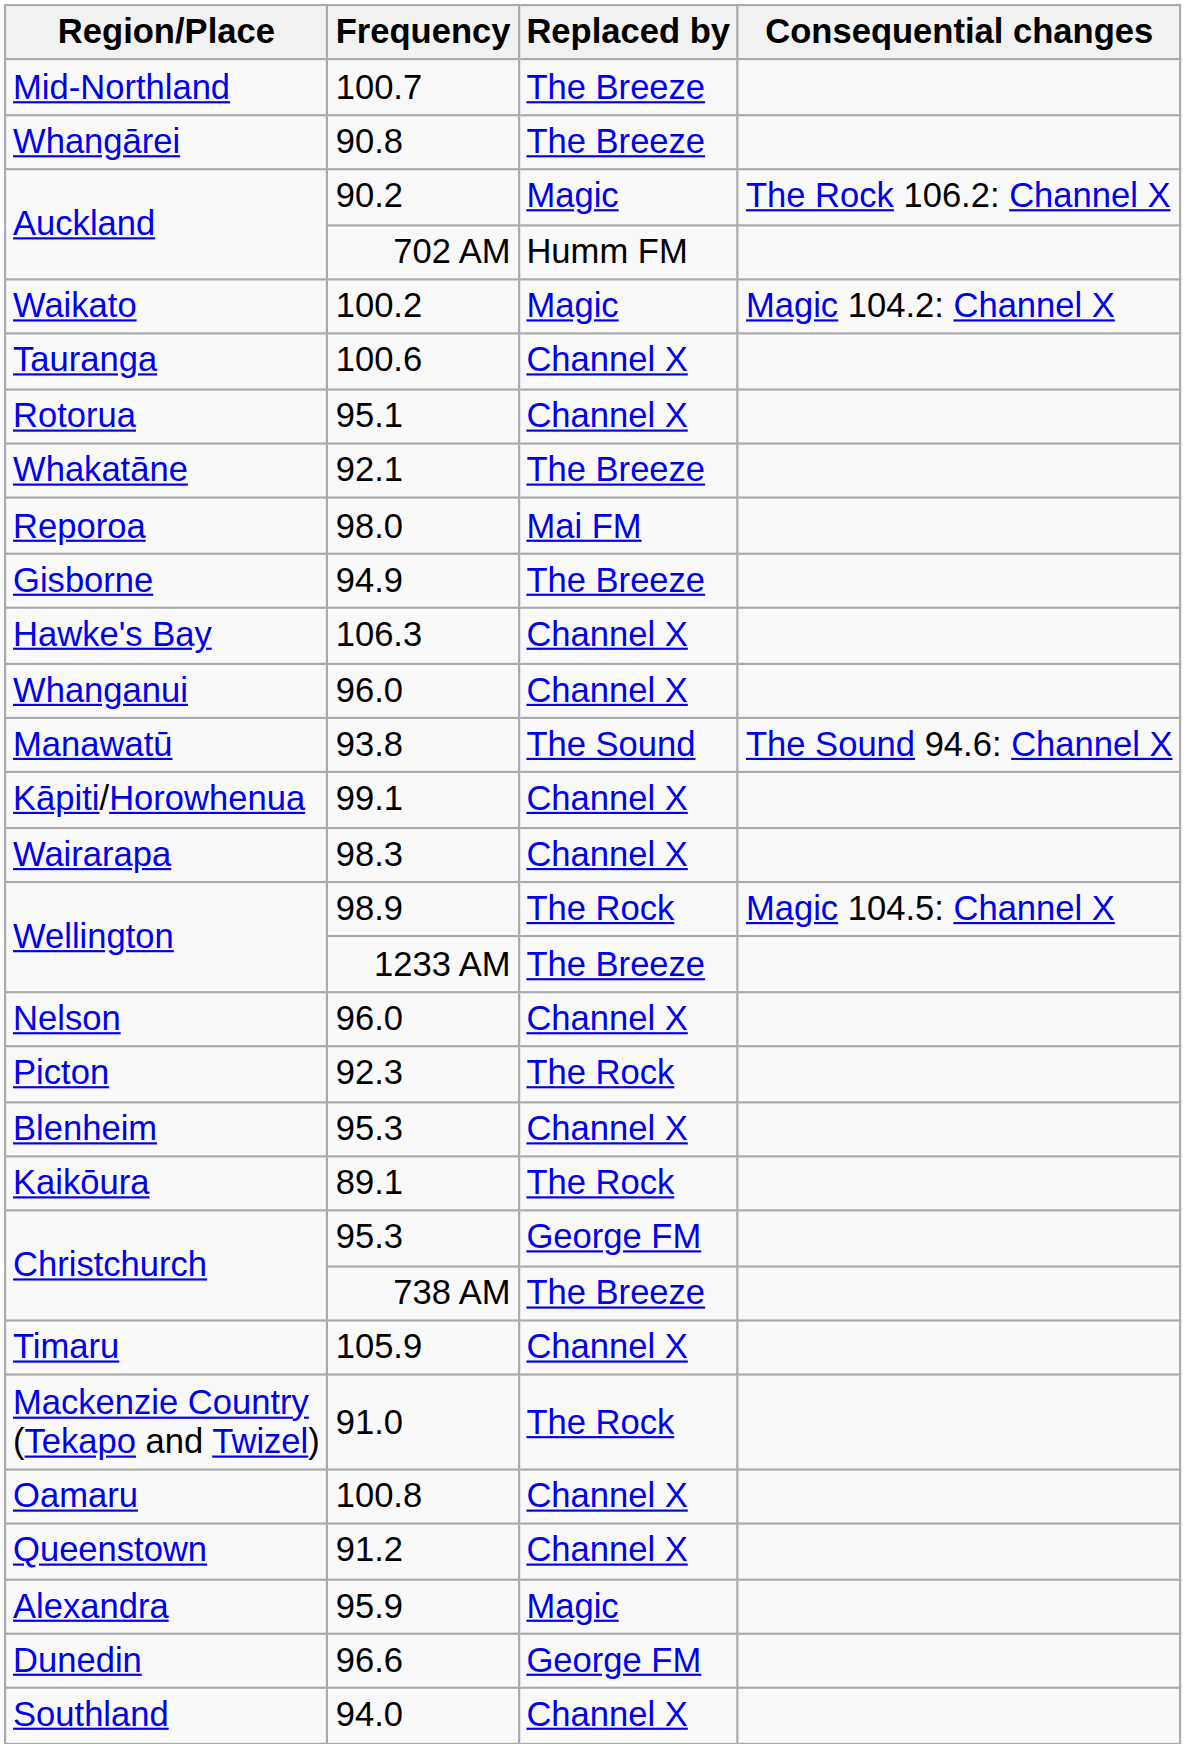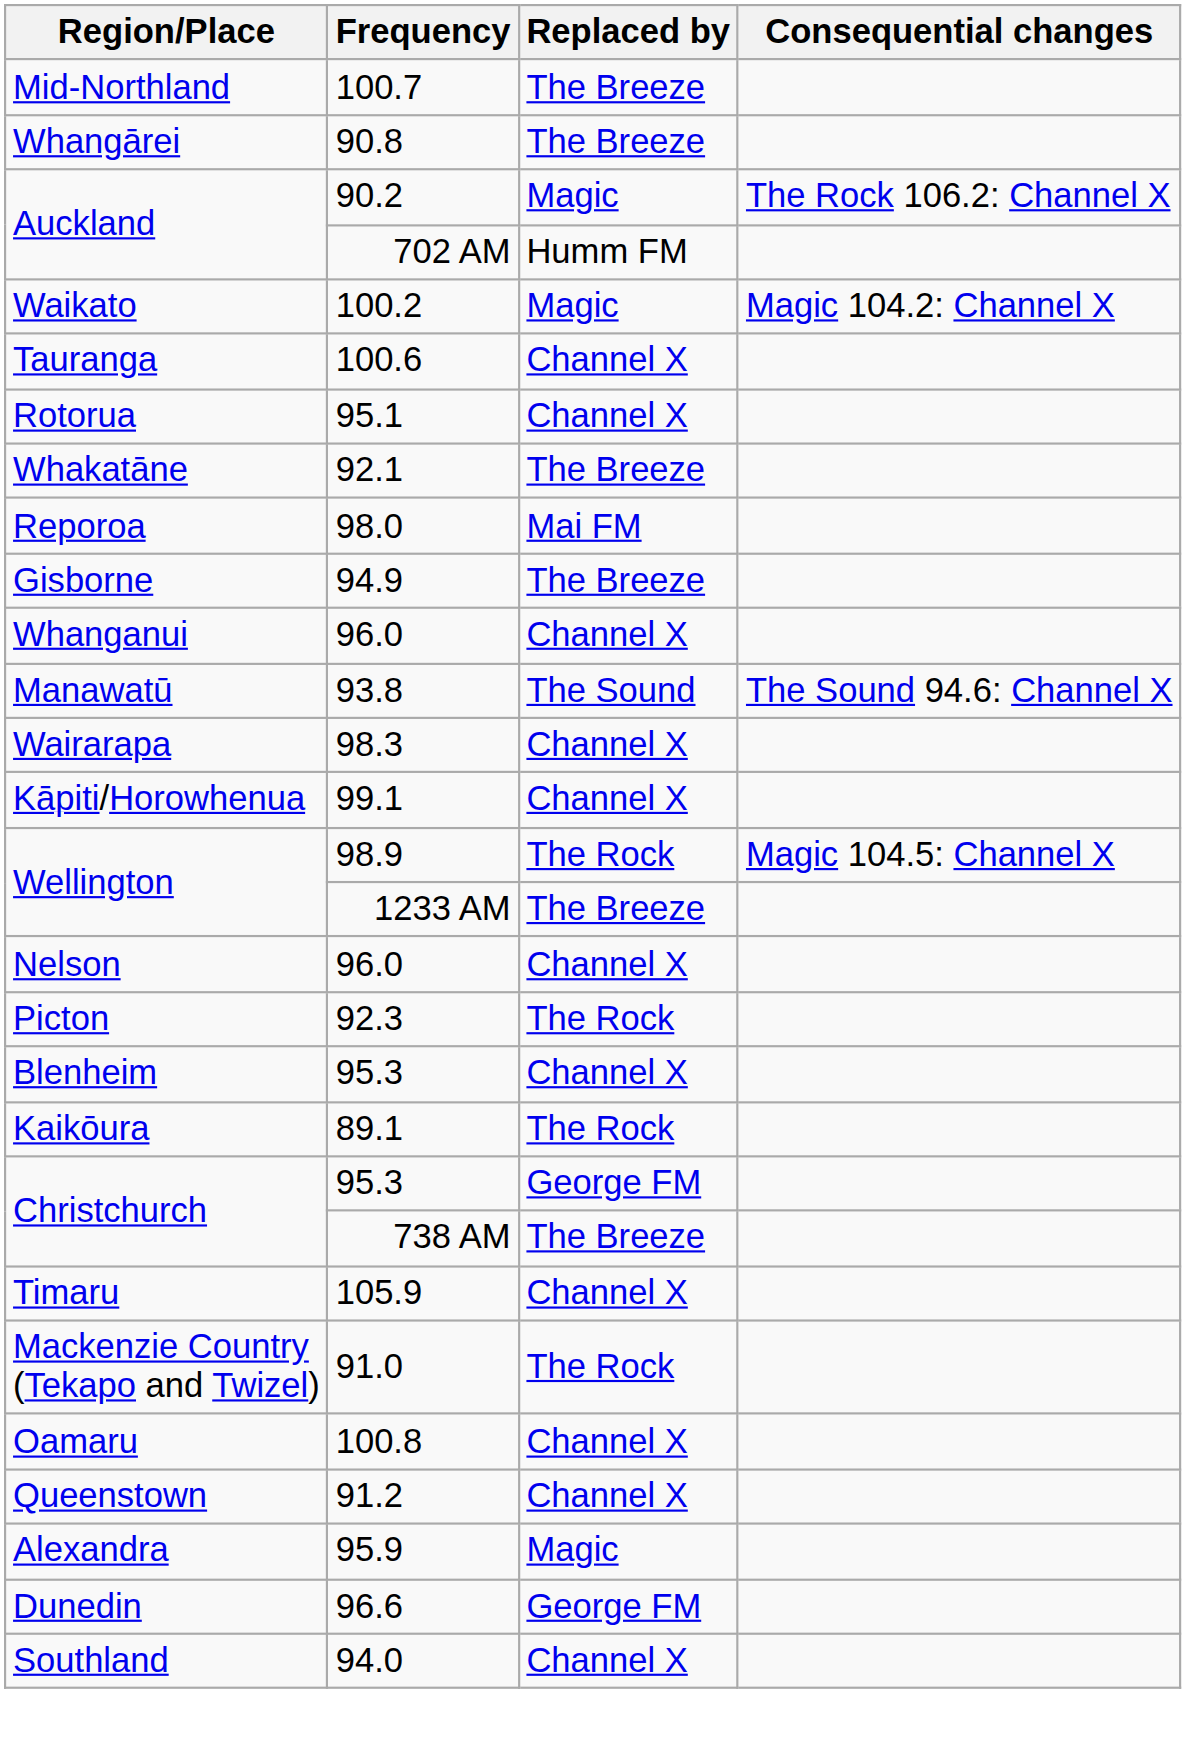- row: (112, 634)
rows swapped: (159, 799) <-> (92, 854)
